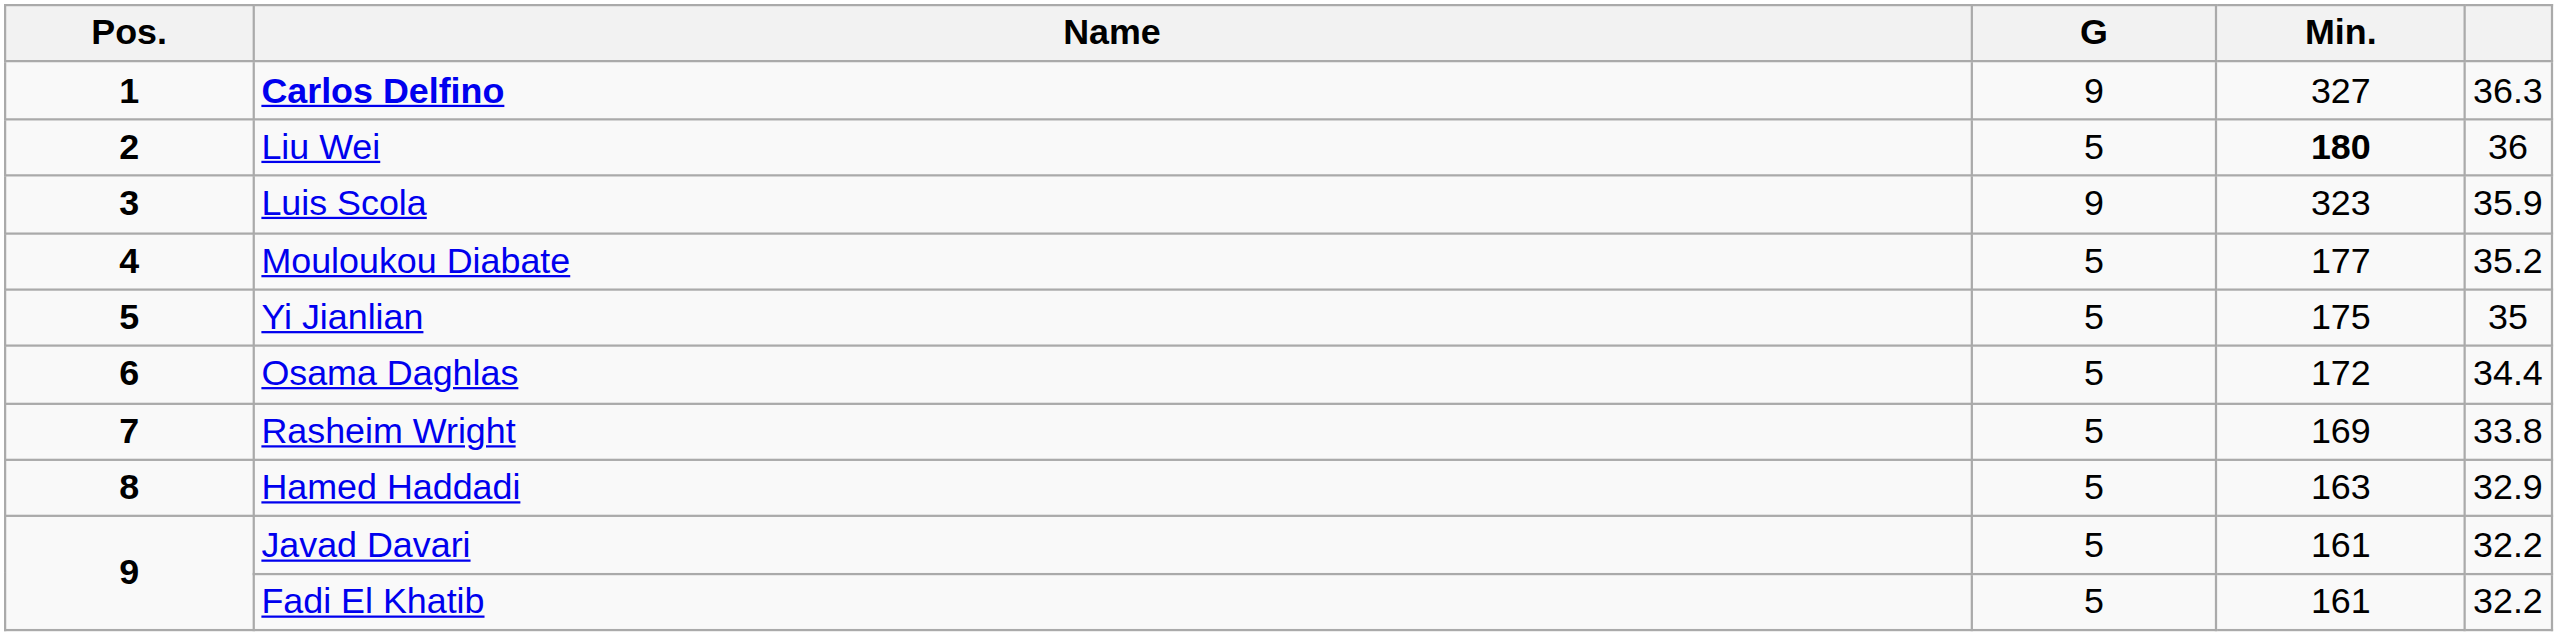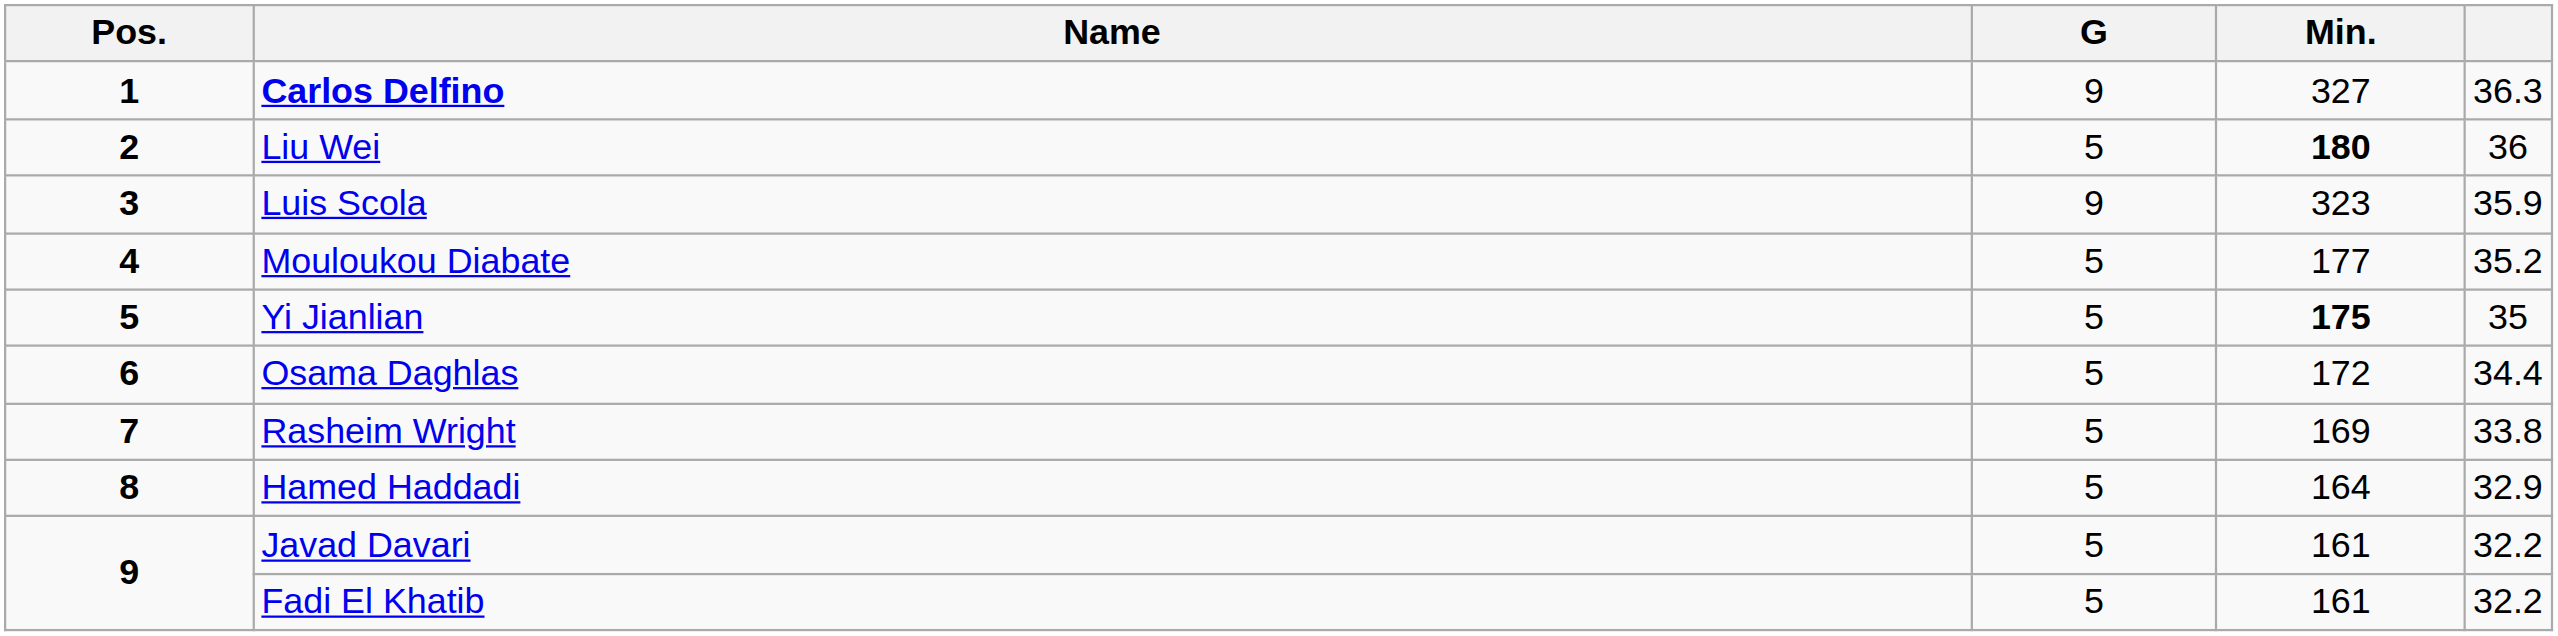(2341, 317) normal -> (2341, 317) bold
(2341, 487) 163 -> (2341, 487) 164
